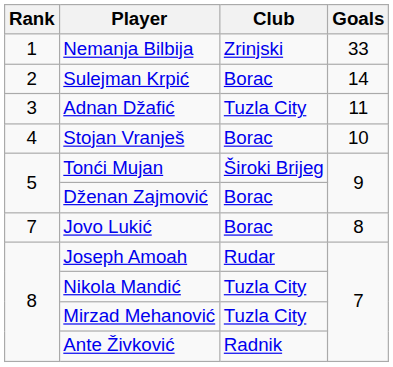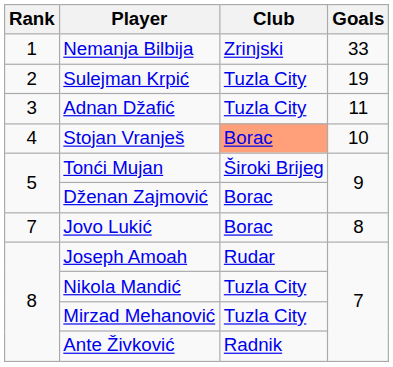(248, 78) Borac -> (265, 78) Tuzla City
(358, 78) 14 -> (358, 78) 19
(248, 138) no background -> (248, 138) lightsalmon background
